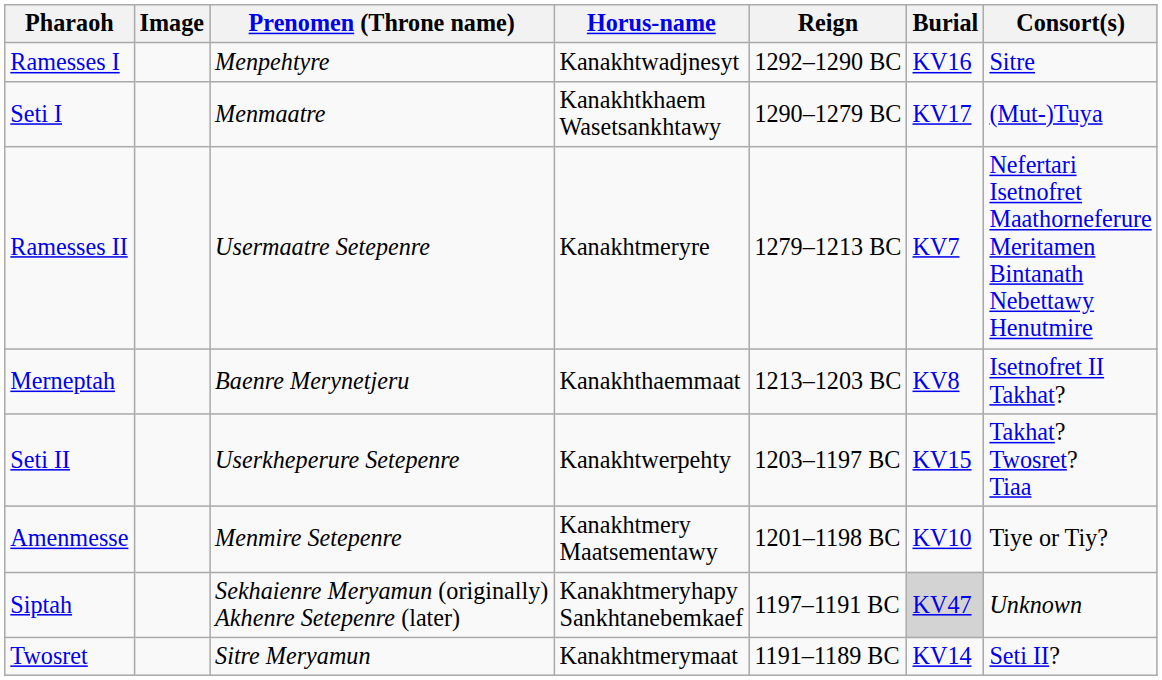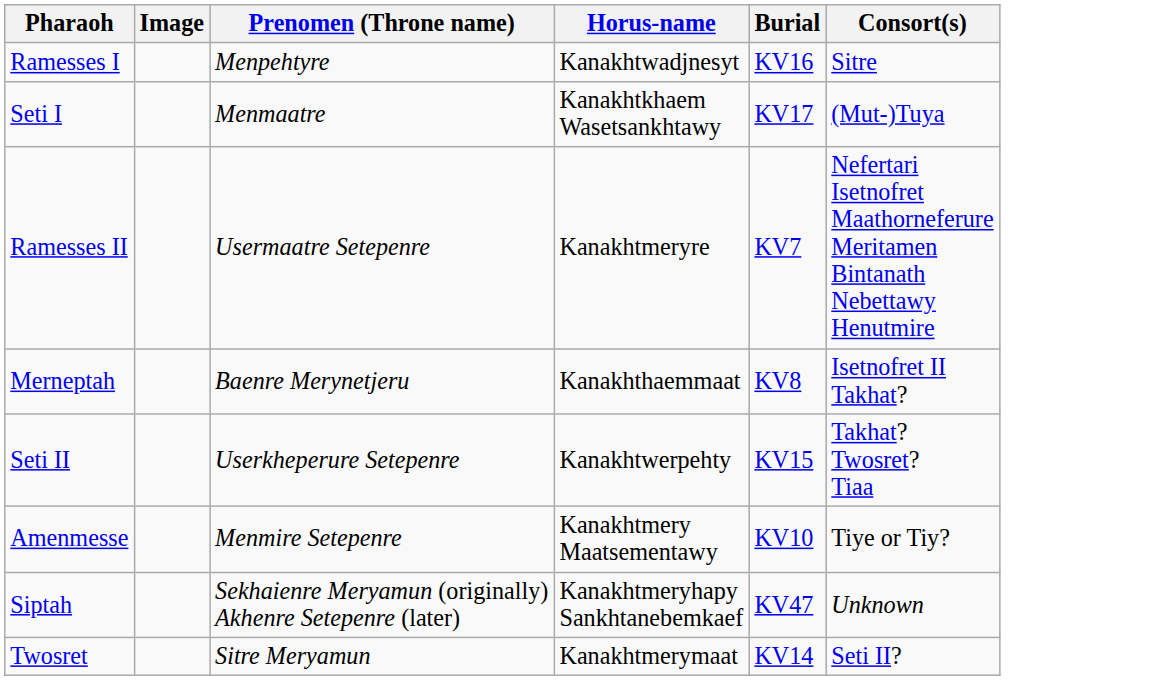- column: (828, 23)
(942, 604) lightgrey background -> (784, 604) no background
